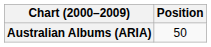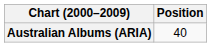(180, 32) 50 -> (180, 32) 40
